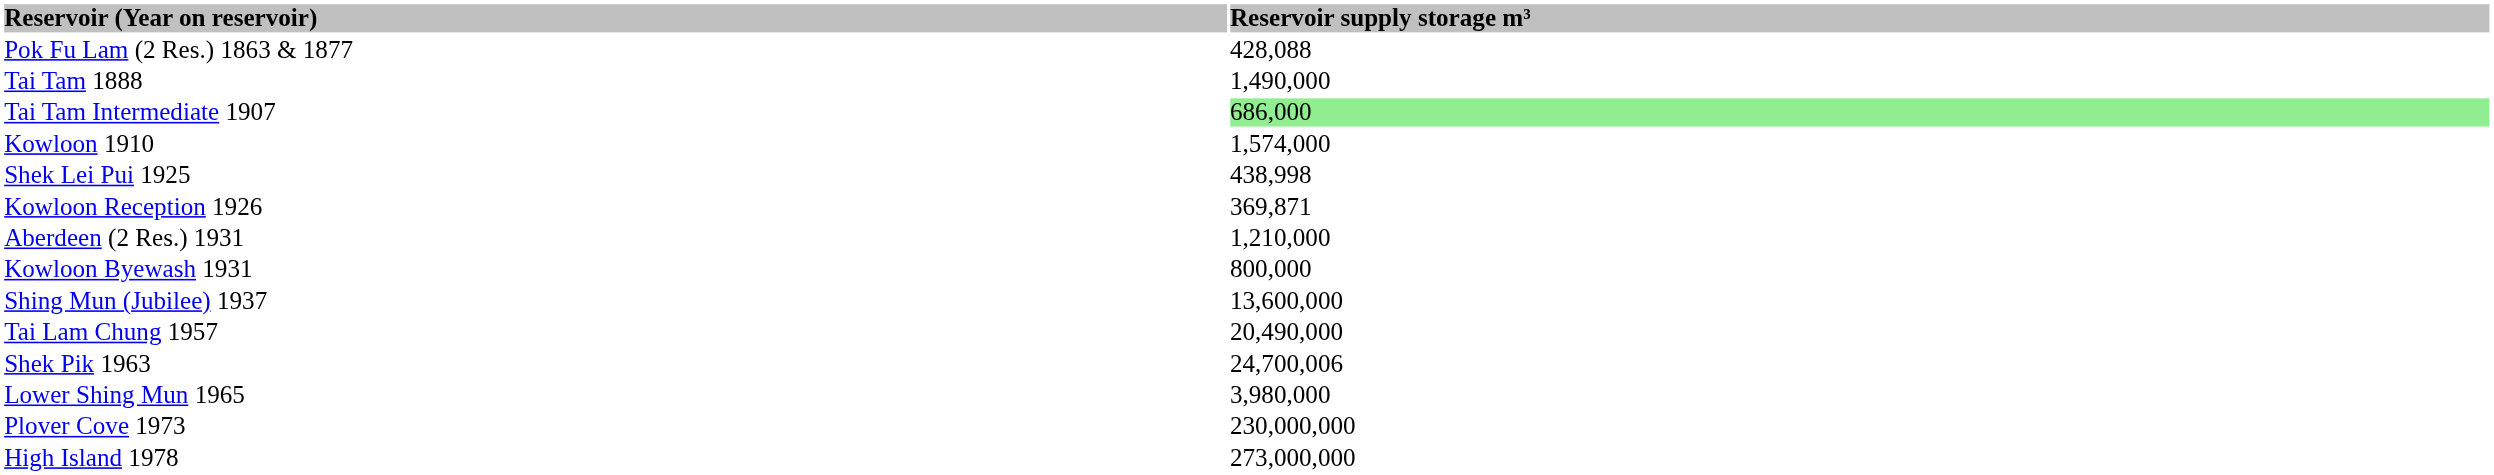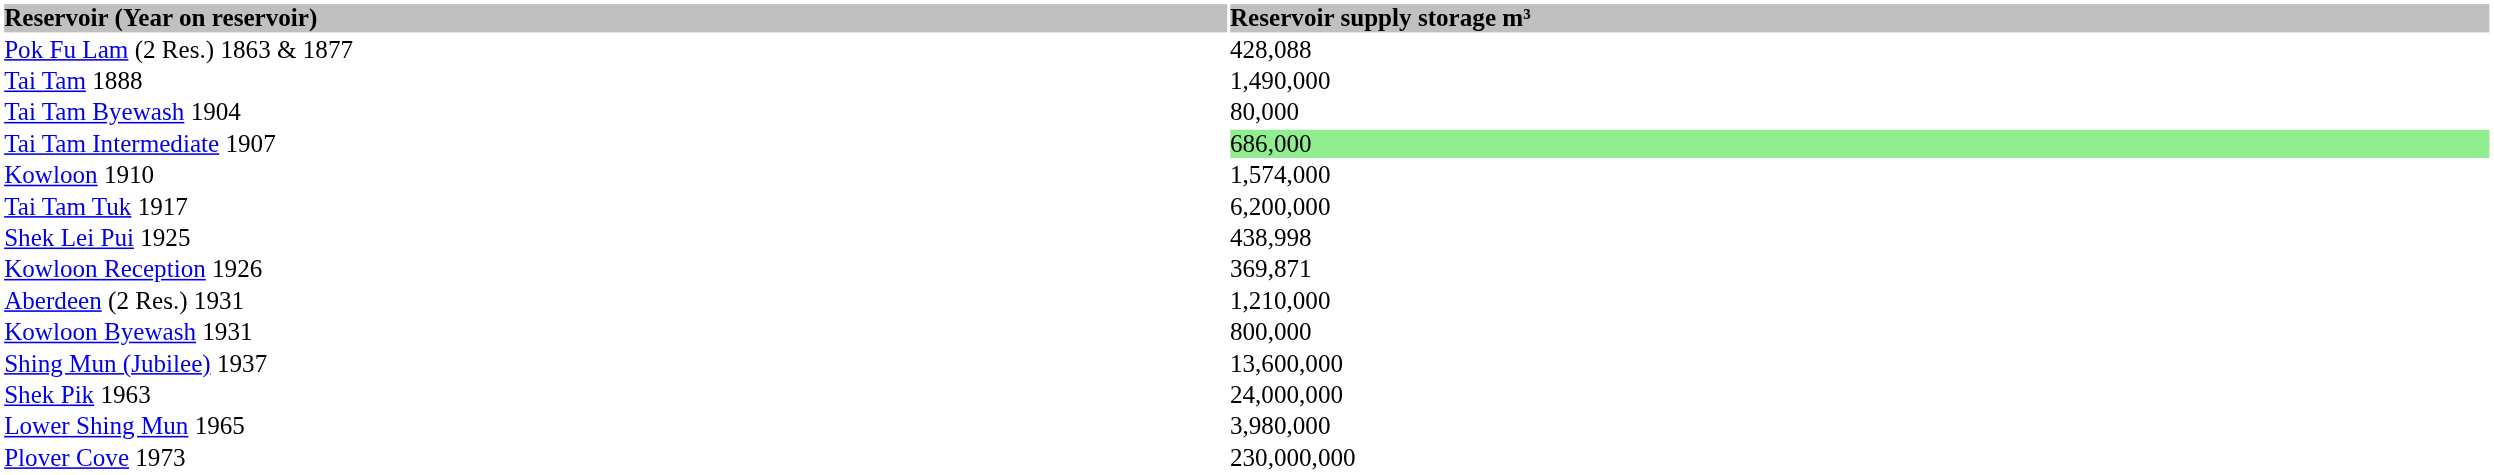+ row: (123, 112)
+ row: (96, 206)
- row: (111, 331)
(1286, 363) 24,700,006 -> (1286, 394) 24,000,000
- row: (91, 457)
